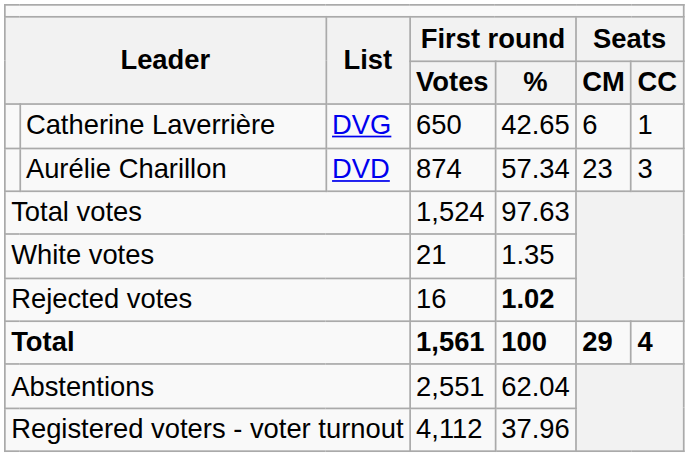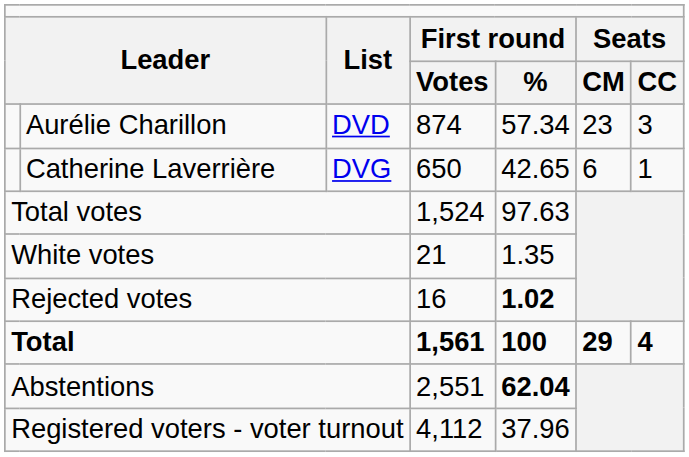rows swapped: (126, 168) <-> (151, 125)
(535, 385) normal -> (535, 385) bold
